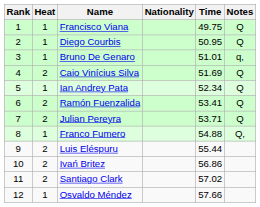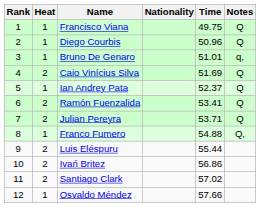(210, 42) 50.95 -> (210, 42) 50.96
(210, 88) 52.34 -> (210, 88) 52.37
